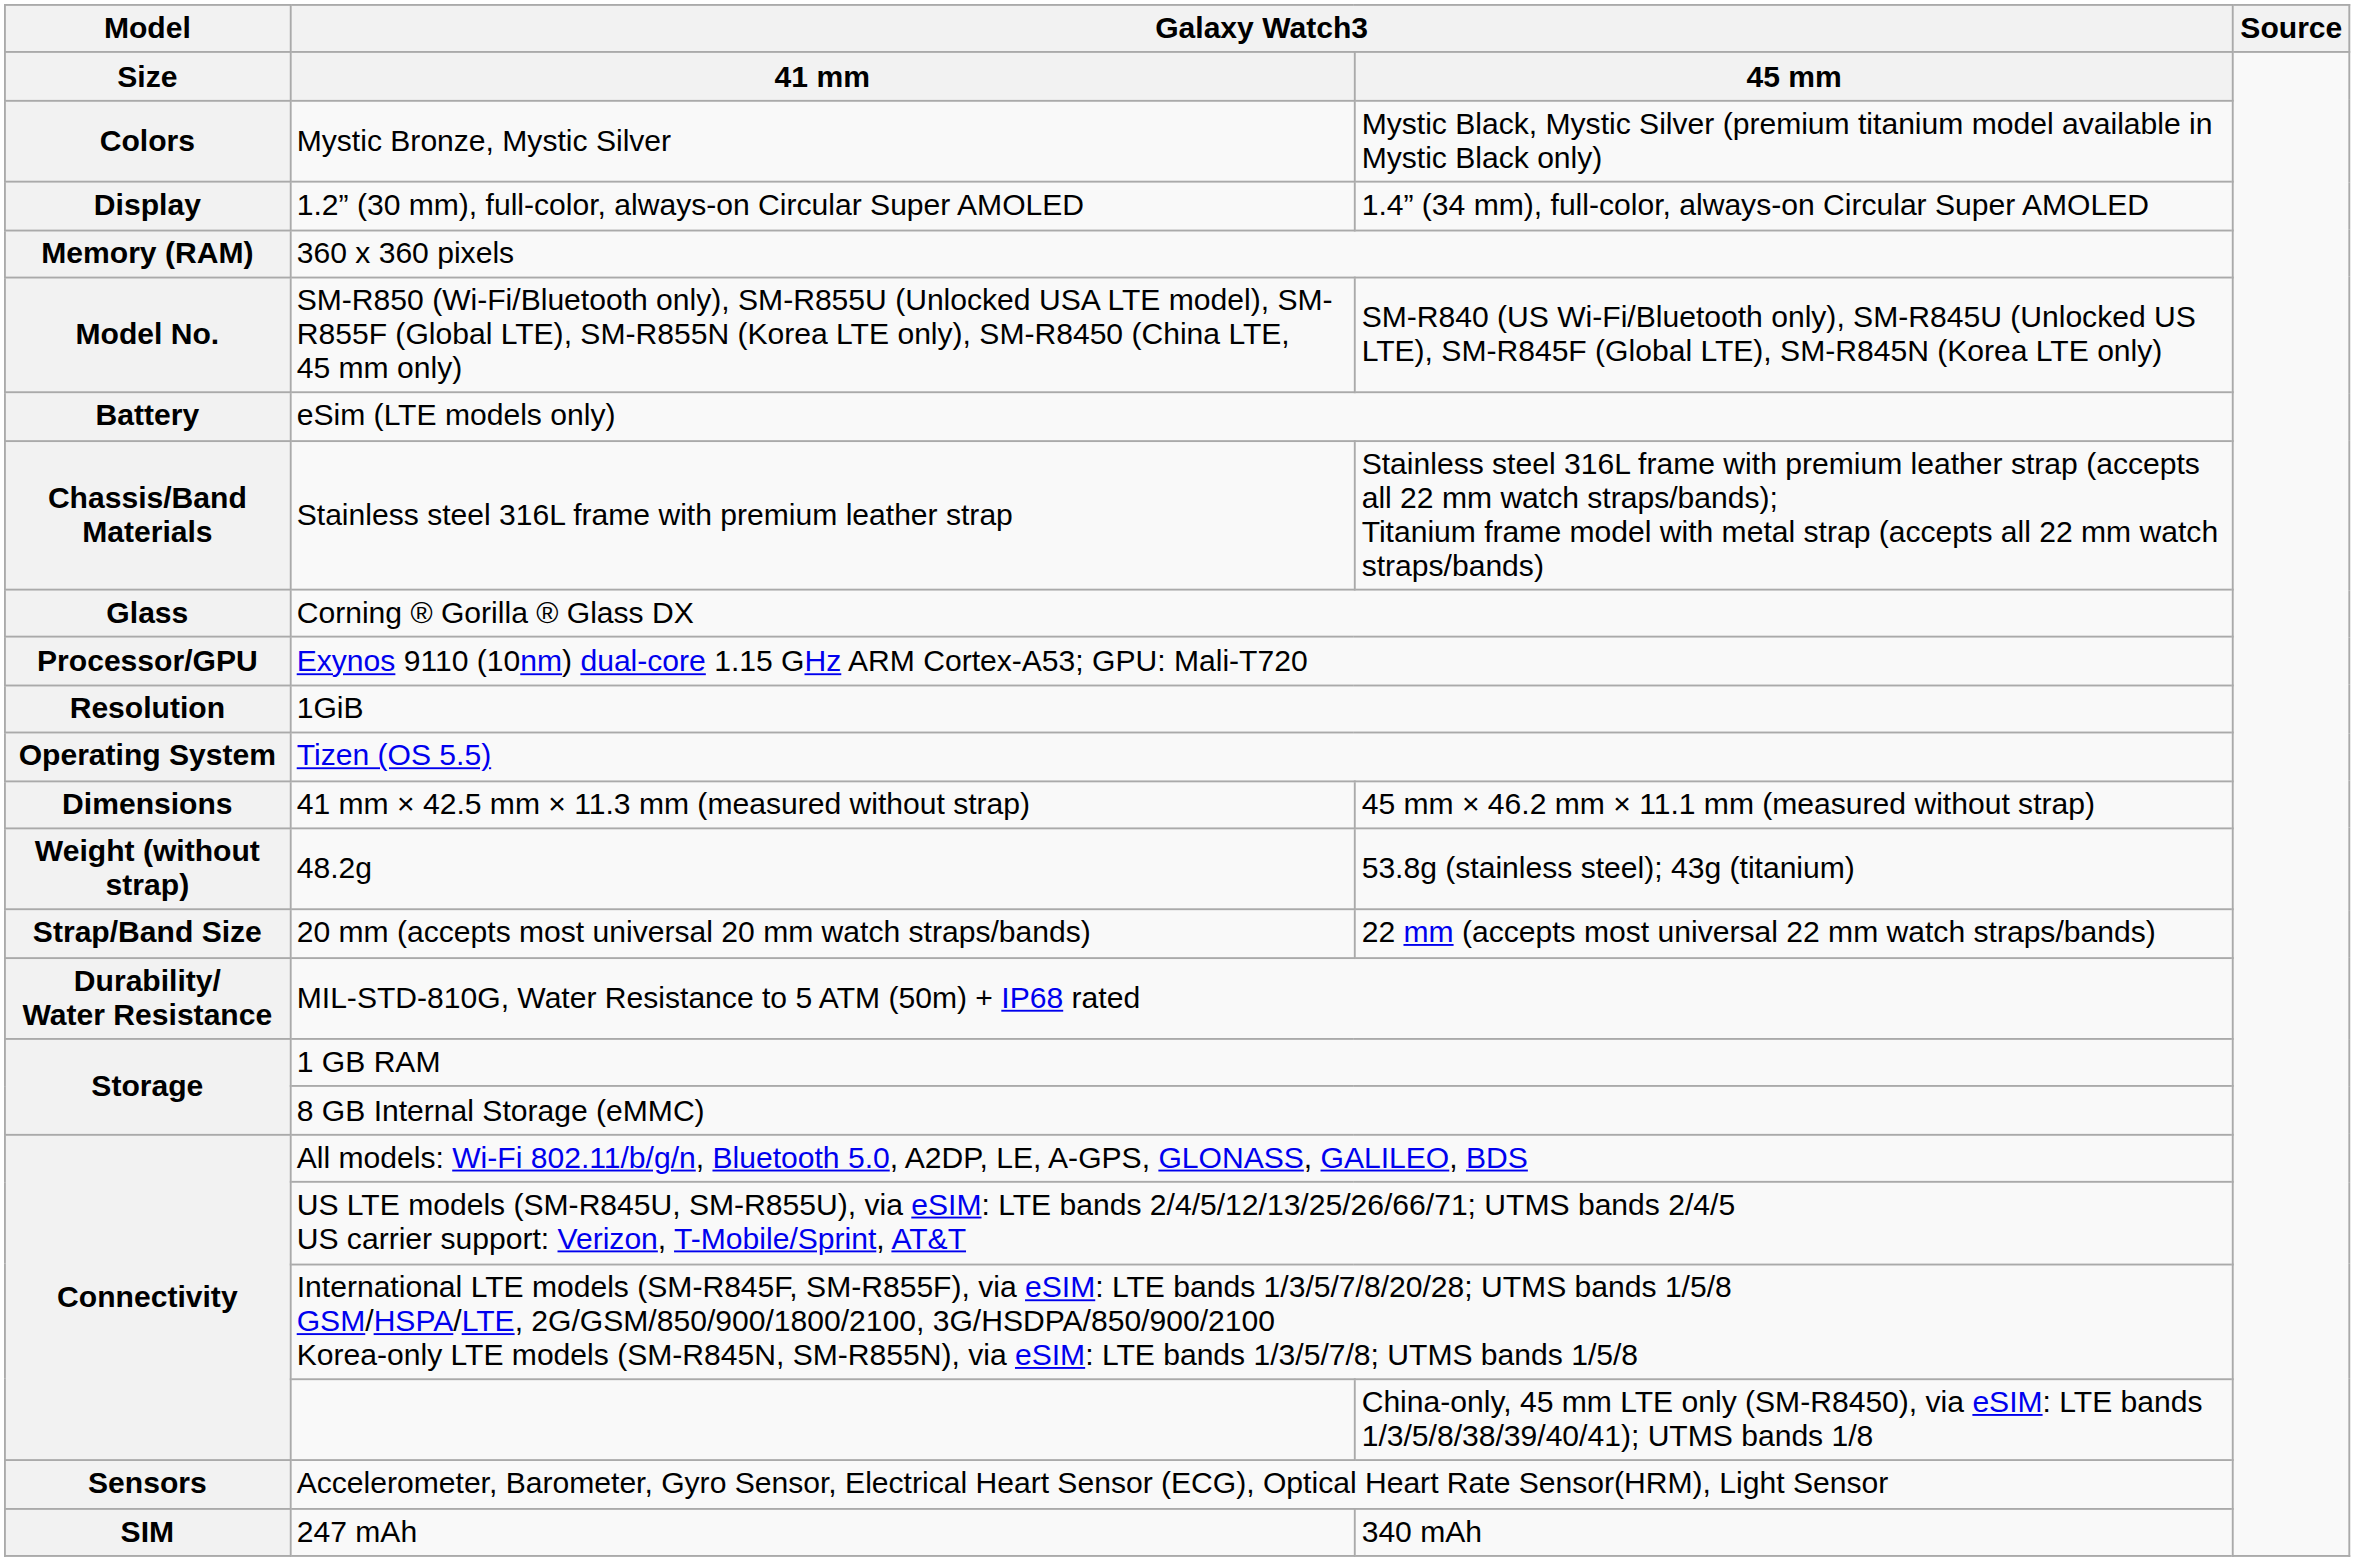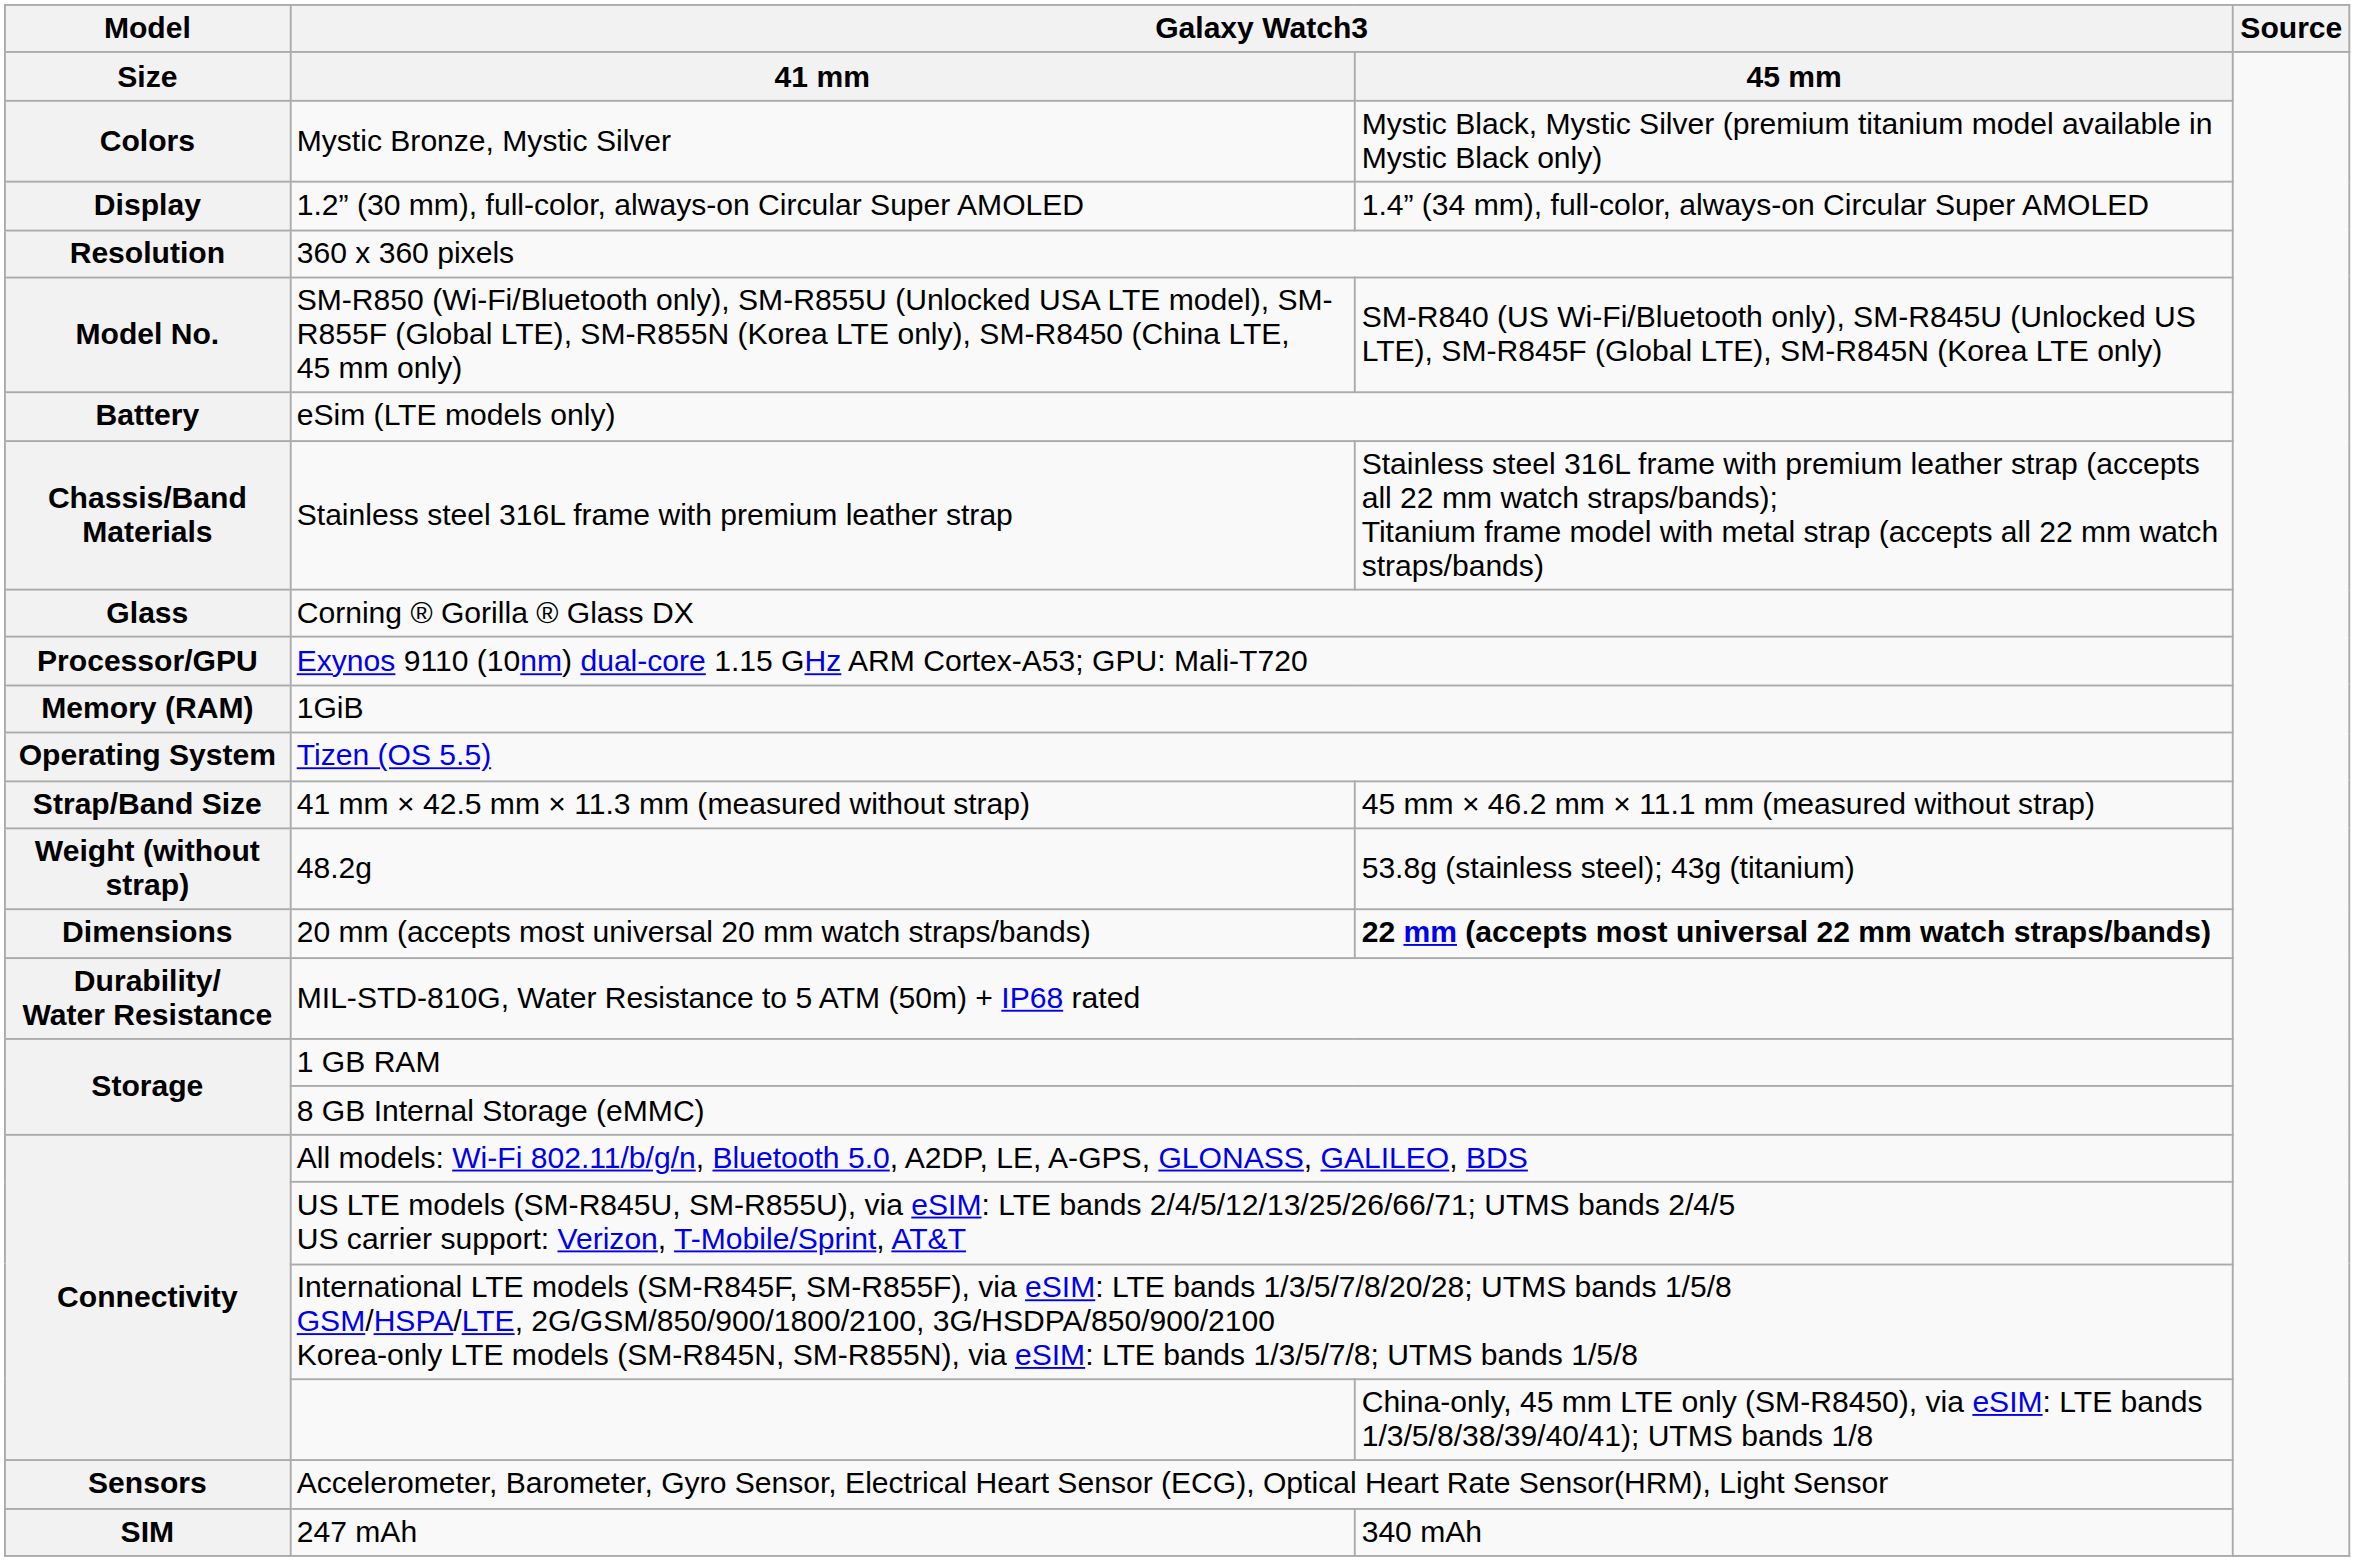(147, 253) Memory (RAM) -> (147, 253) Resolution
(147, 708) Resolution -> (147, 708) Memory (RAM)
(147, 803) Dimensions -> (147, 803) Strap/Band Size
(147, 933) Strap/Band Size -> (147, 933) Dimensions
(1759, 933) normal -> (1786, 933) bold
